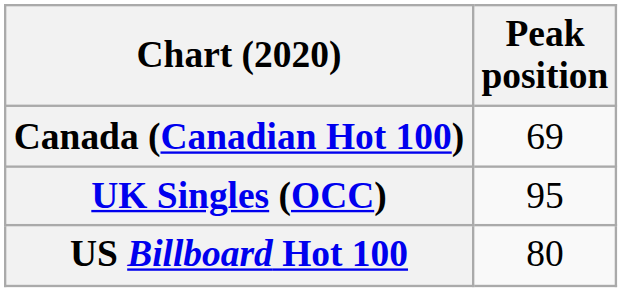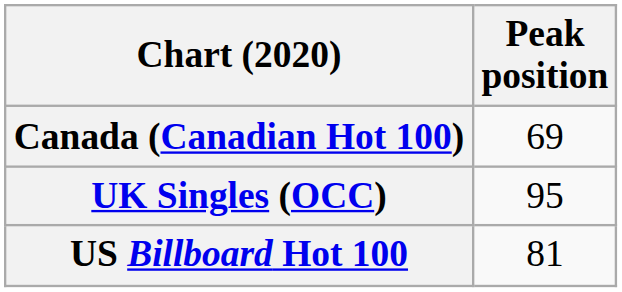(545, 254) 80 -> (545, 254) 81
